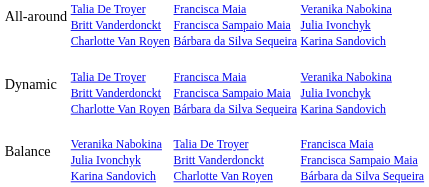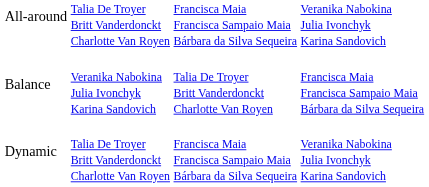rows swapped: (28, 152) <-> (31, 84)
